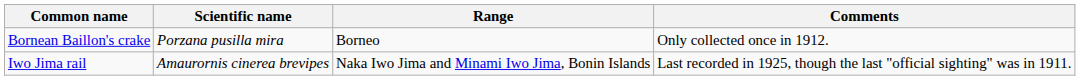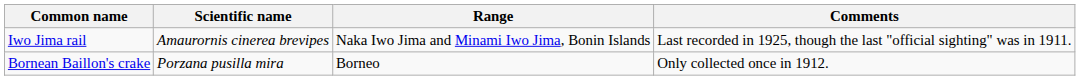rows swapped: (47, 63) <-> (79, 39)
